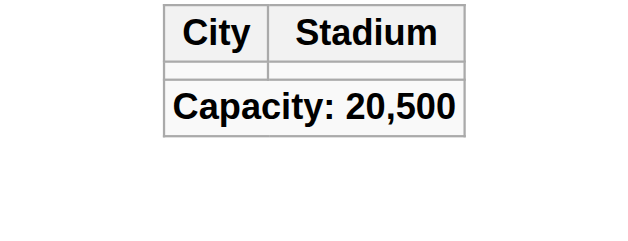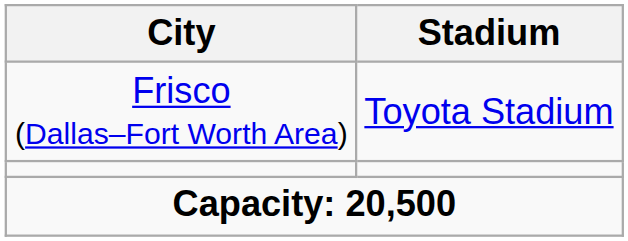+ row: (181, 110)
